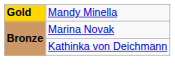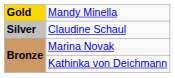+ row: (87, 30)
